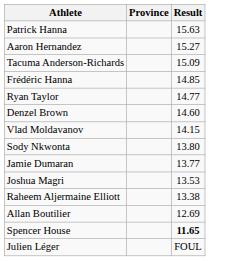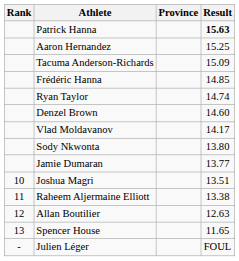+ column: (19, 12)
(188, 29) normal -> (218, 29) bold
(188, 46) 15.27 -> (218, 46) 15.25
(188, 96) 14.77 -> (218, 96) 14.74
(188, 130) 14.15 -> (218, 130) 14.17
(188, 180) 13.53 -> (218, 180) 13.51
(188, 213) 12.69 -> (218, 213) 12.63
(188, 230) bold -> (218, 230) normal
